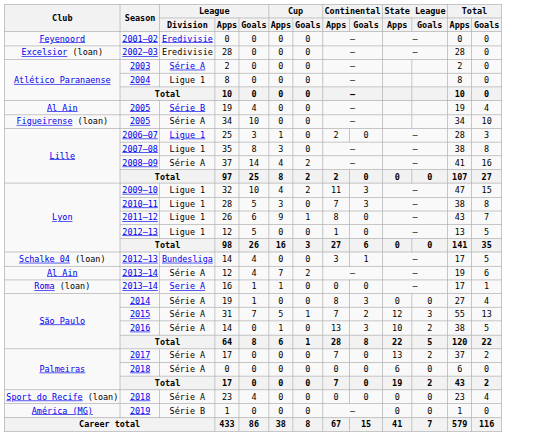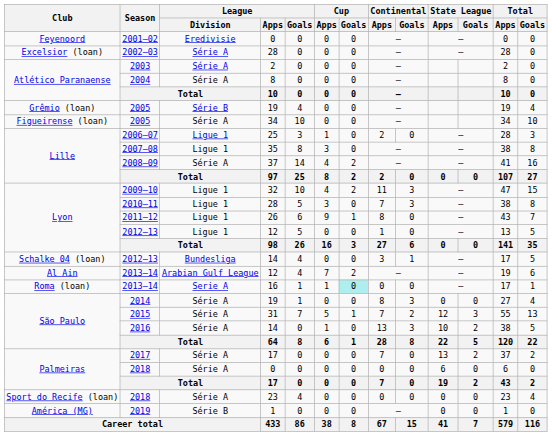(187, 53) Eredivisie -> (210, 53) Série A
(187, 80) Ligue 1 -> (210, 80) Série A
(62, 108) Al Ain -> (62, 108) Grêmio (loan)
(187, 273) Série A -> (210, 273) Arabian Gulf League
(308, 287) no background -> (354, 287) paleturquoise background
